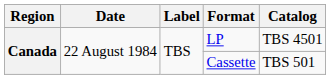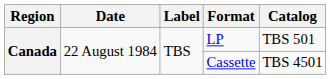(292, 39) TBS 4501 -> (289, 39) TBS 501
(289, 62) TBS 501 -> (292, 62) TBS 4501
